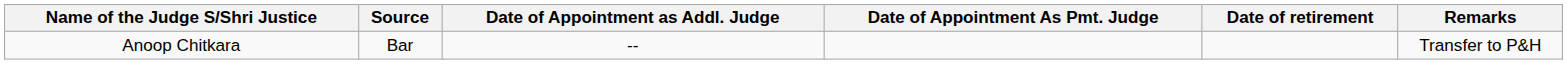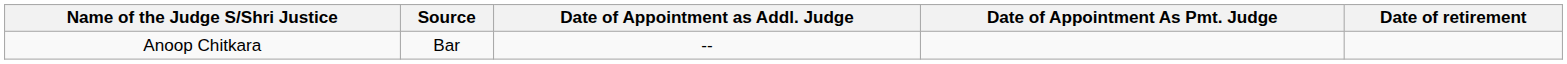- column: (1480, 18)
